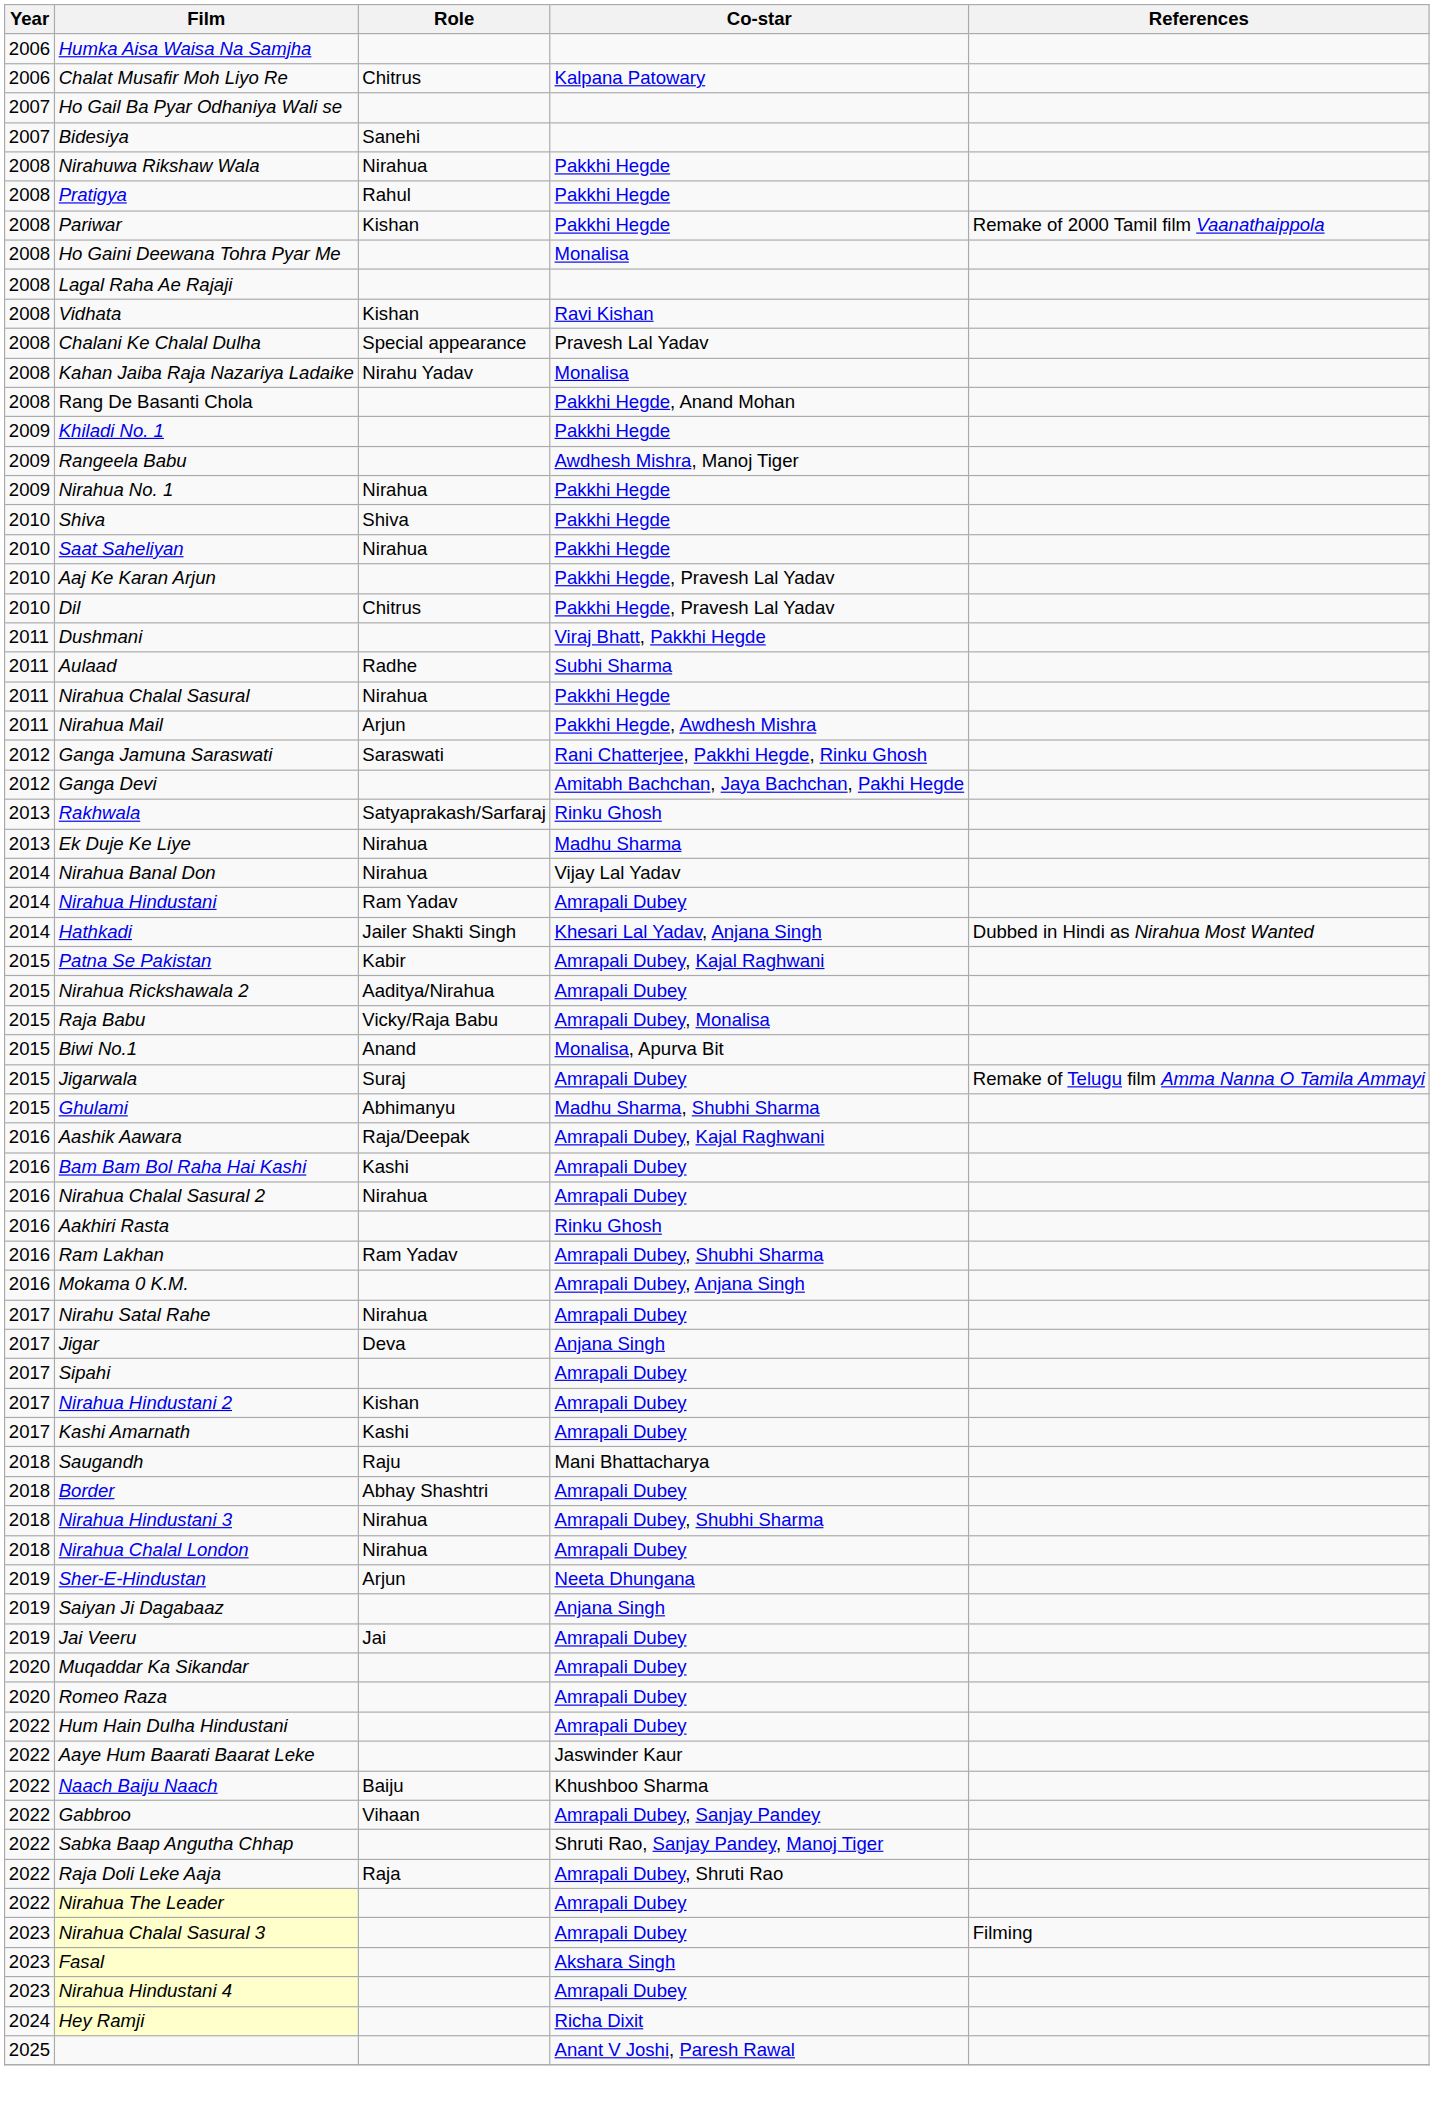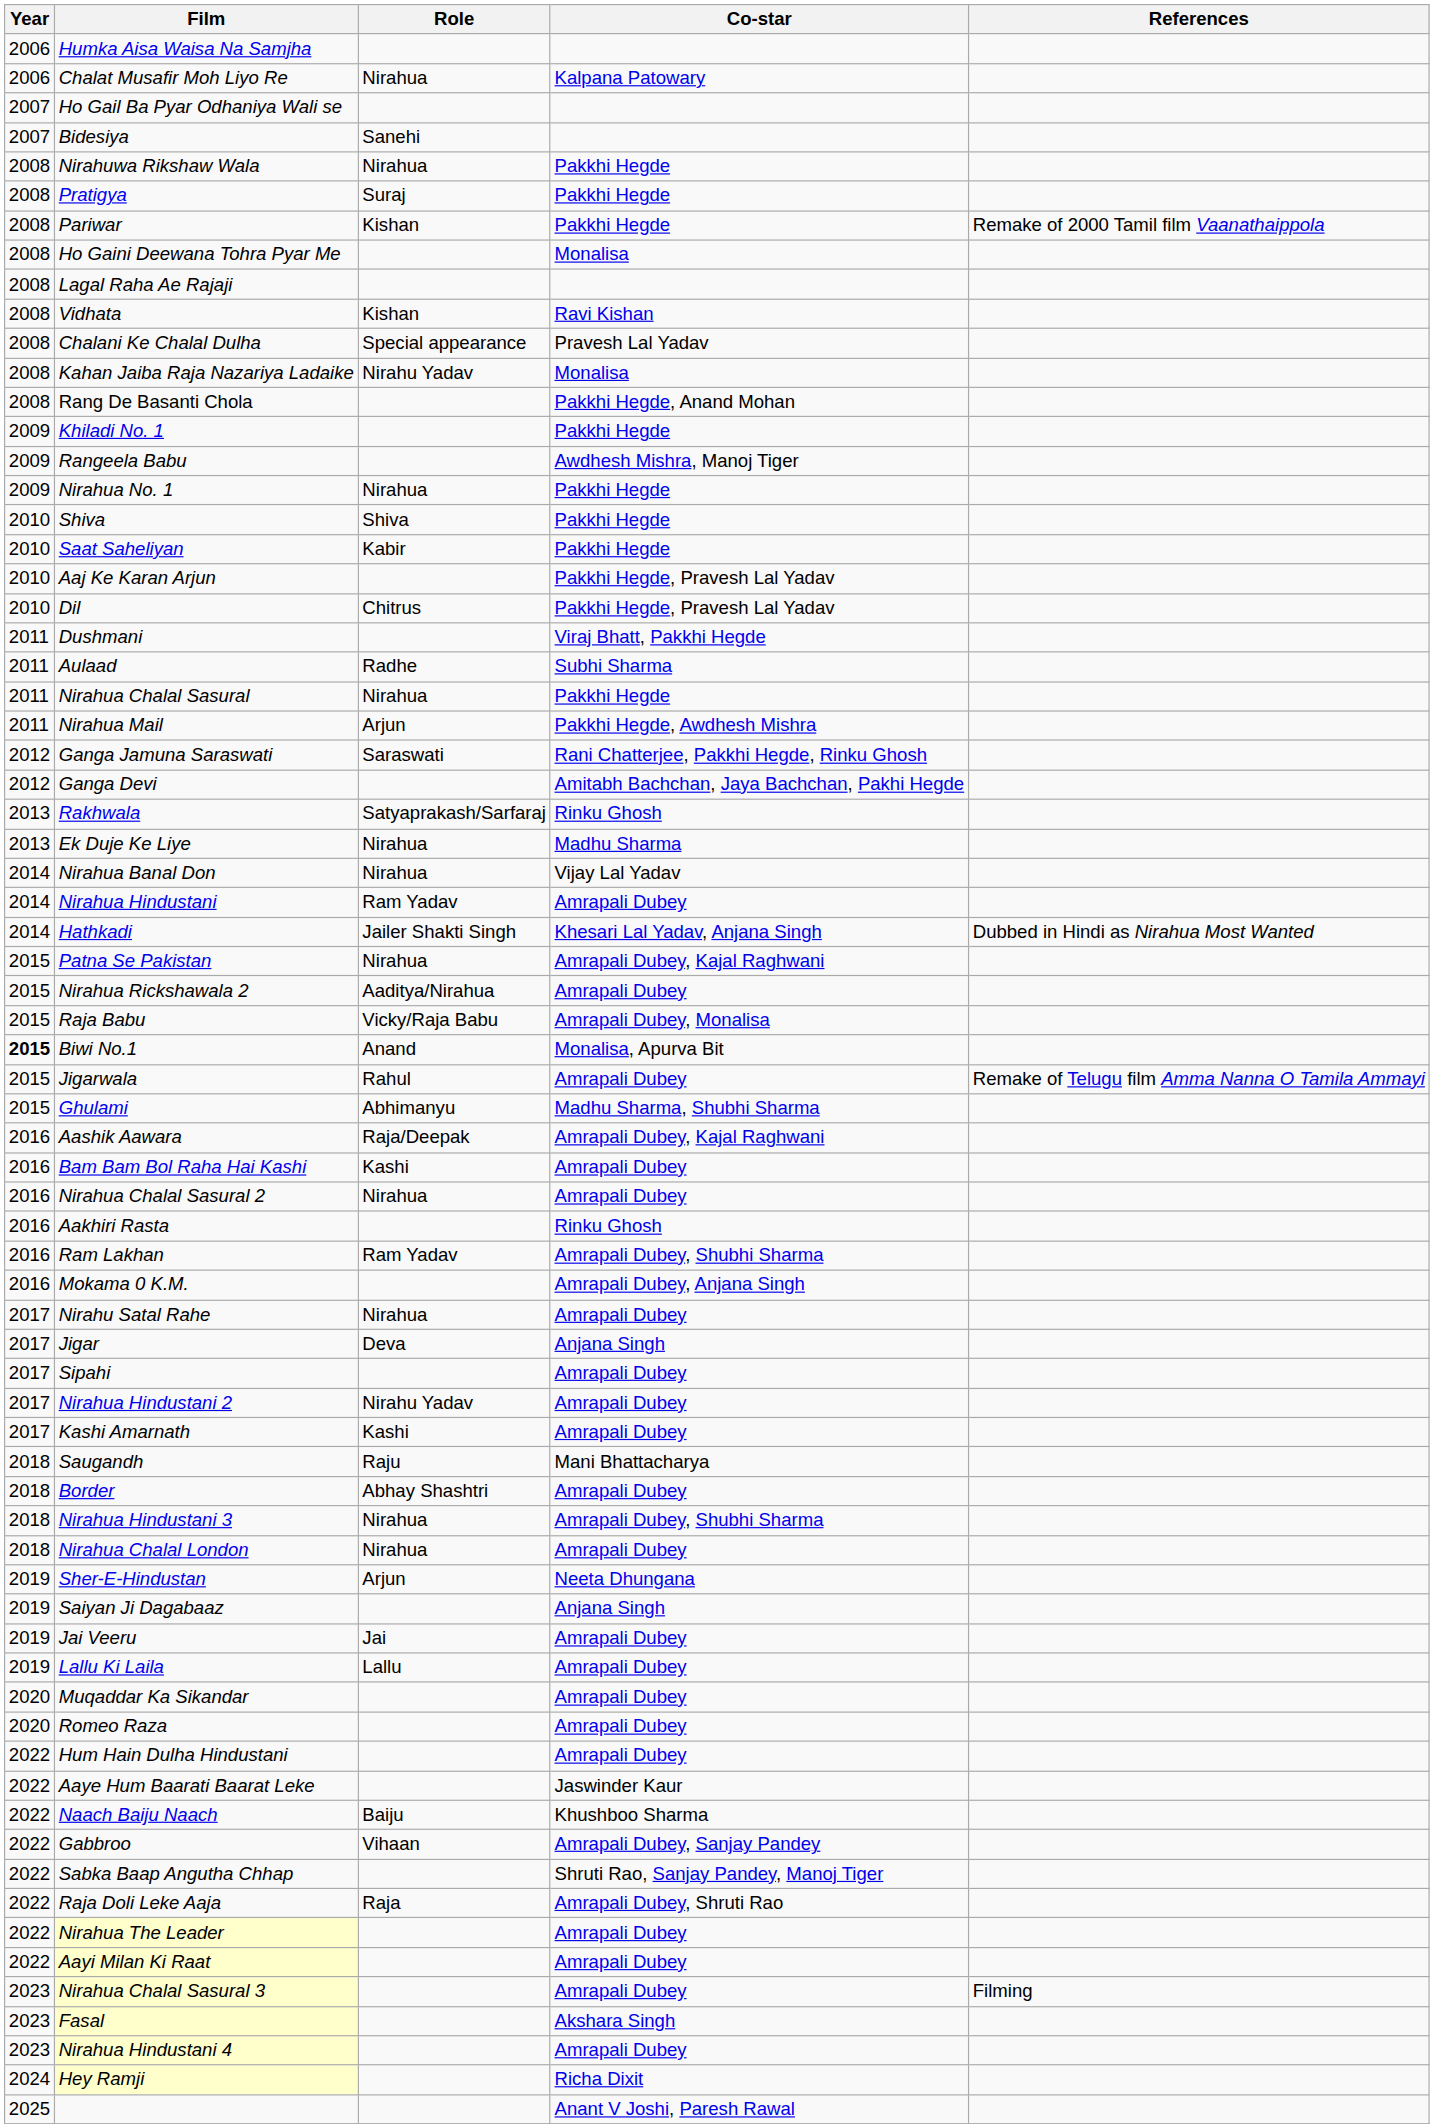(392, 78) Chitrus -> (395, 78) Nirahua
(387, 195) Rahul -> (384, 195) Suraj
(395, 549) Nirahua -> (384, 549) Kabir
(384, 961) Kabir -> (395, 961) Nirahua
(30, 1049) normal -> (30, 1049) bold
(384, 1078) Suraj -> (387, 1078) Rahul
(391, 1402) Kishan -> (418, 1402) Nirahu Yadav
+ row: (111, 1667)
+ row: (135, 1961)
